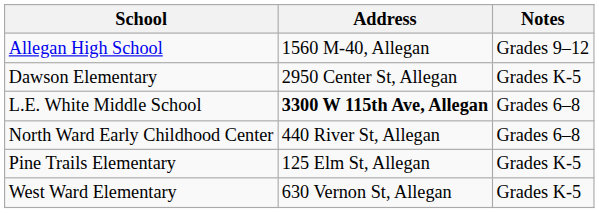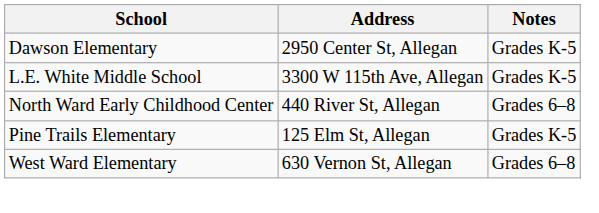- row: (86, 47)
(385, 105) bold -> (383, 76) normal
(538, 105) Grades 6–8 -> (534, 76) Grades K-5
(539, 192) Grades K-5 -> (534, 163) Grades 6–8
